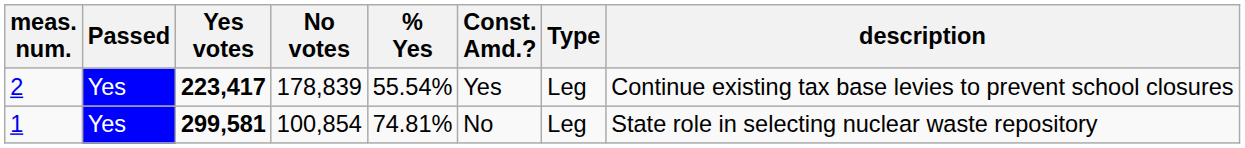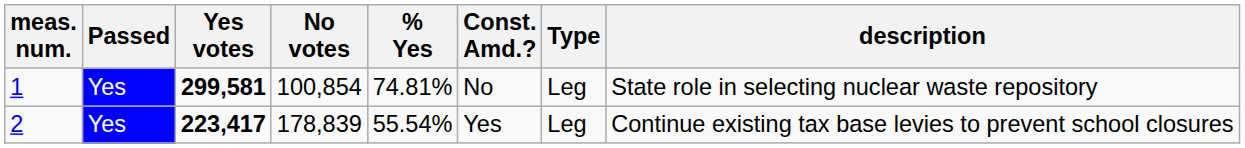rows swapped: (17, 124) <-> (17, 86)
